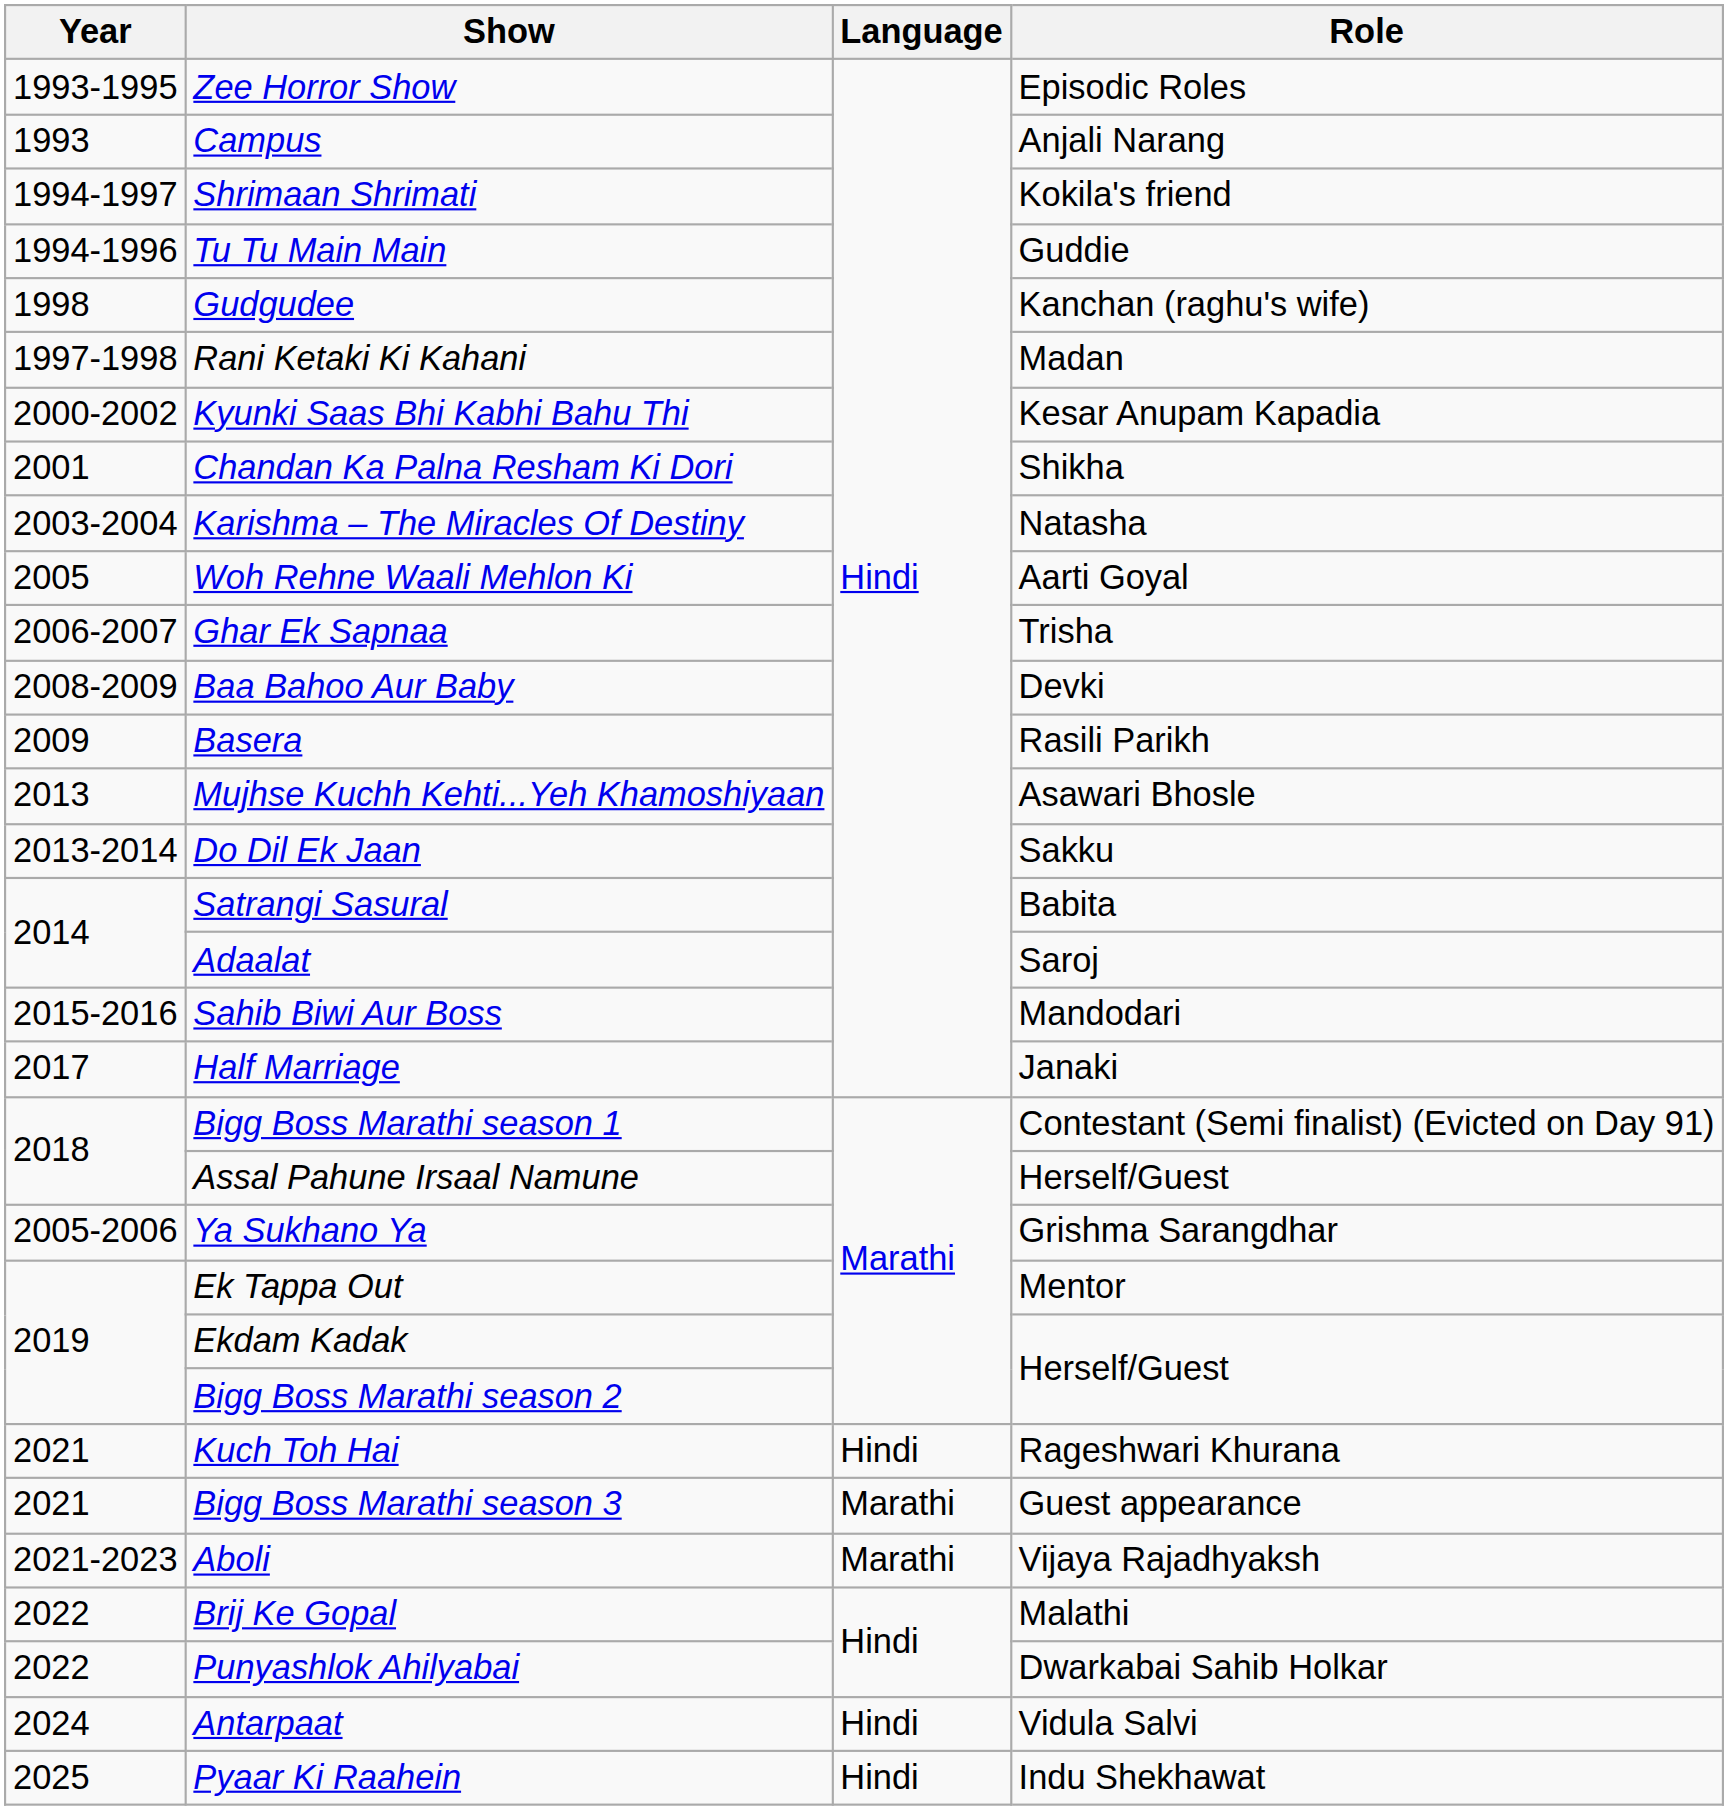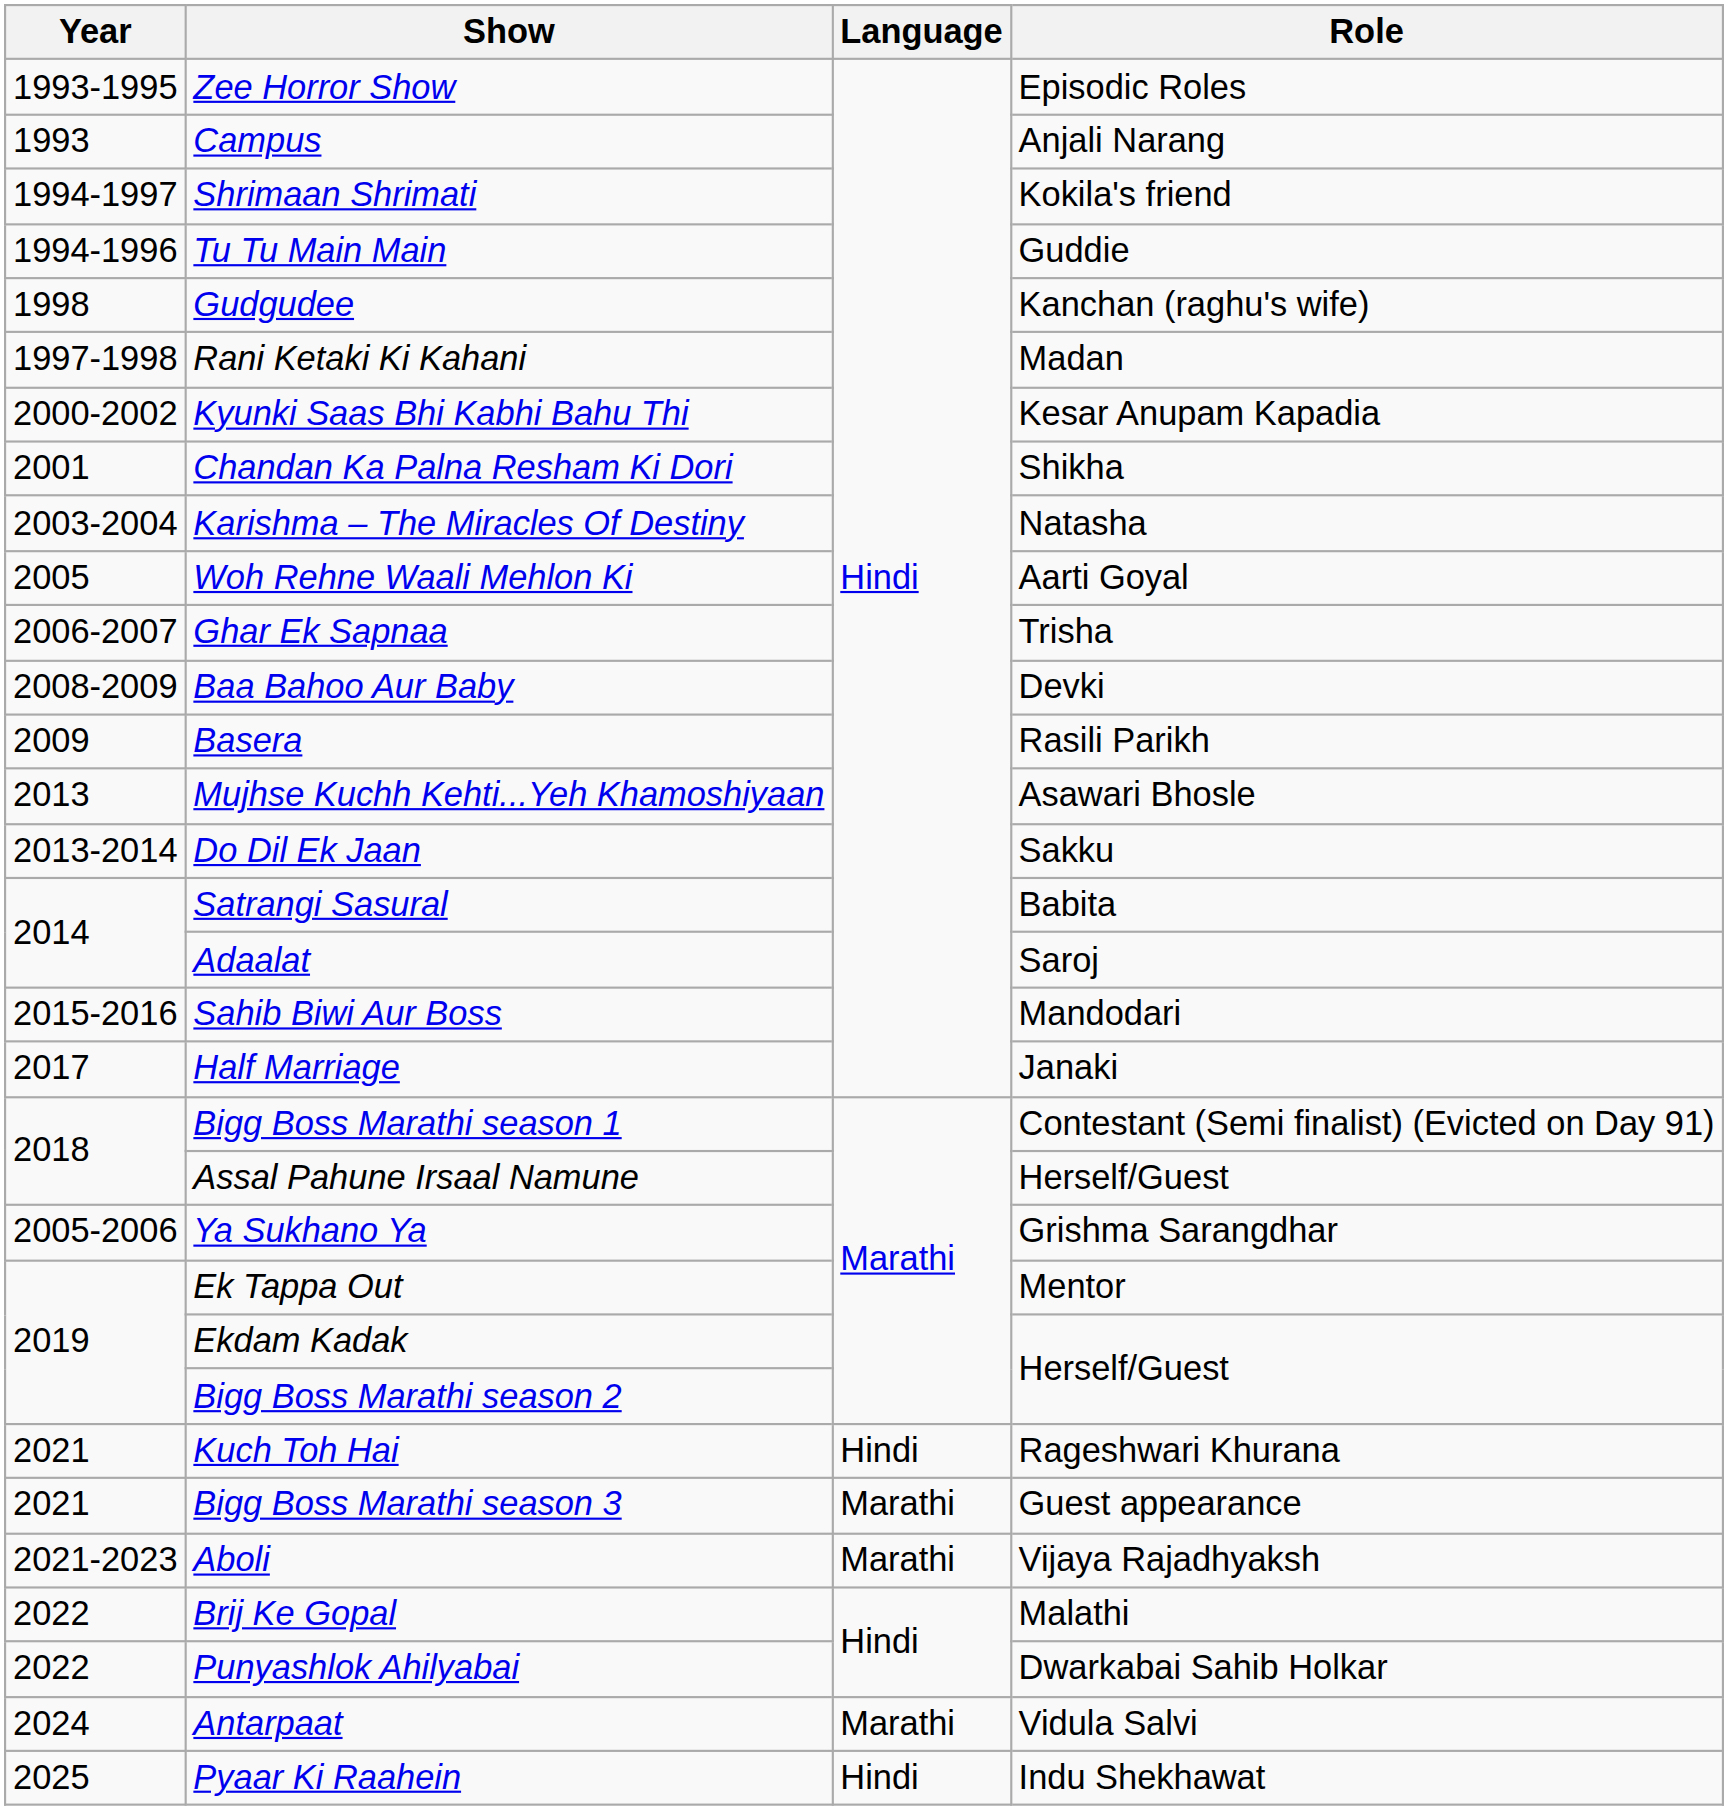(879, 1723) Hindi -> (898, 1723) Marathi
